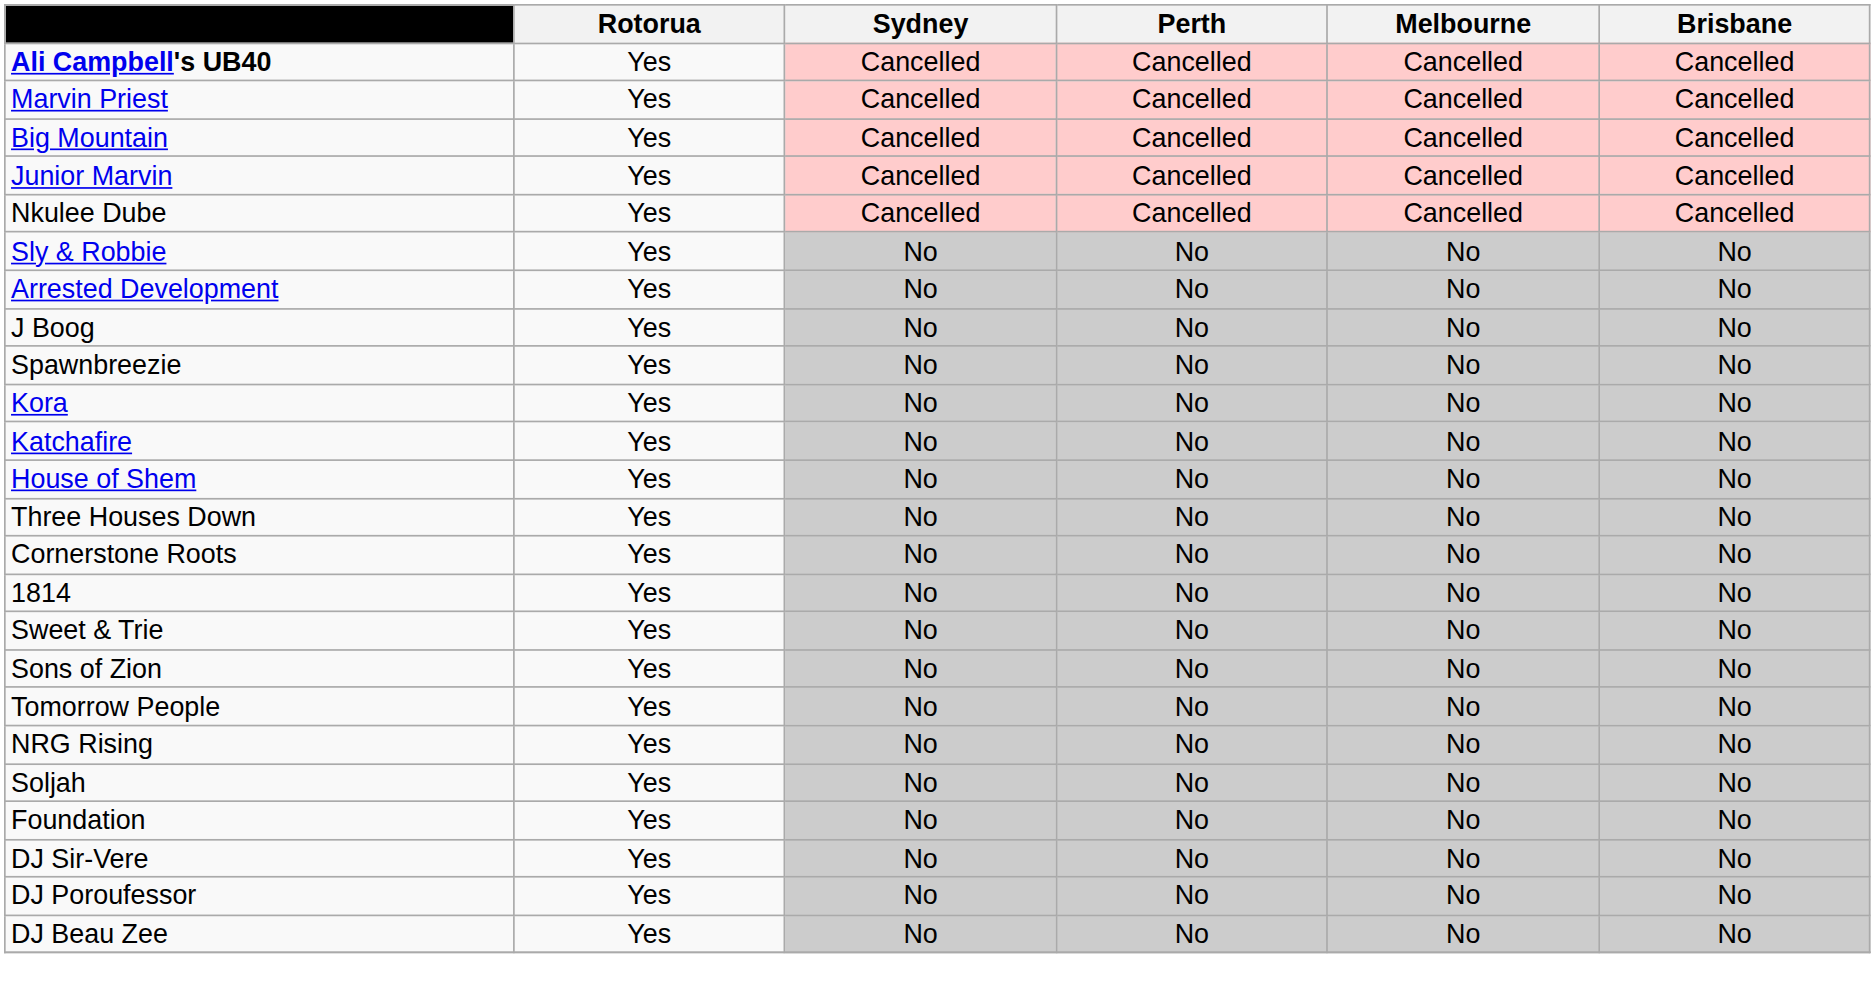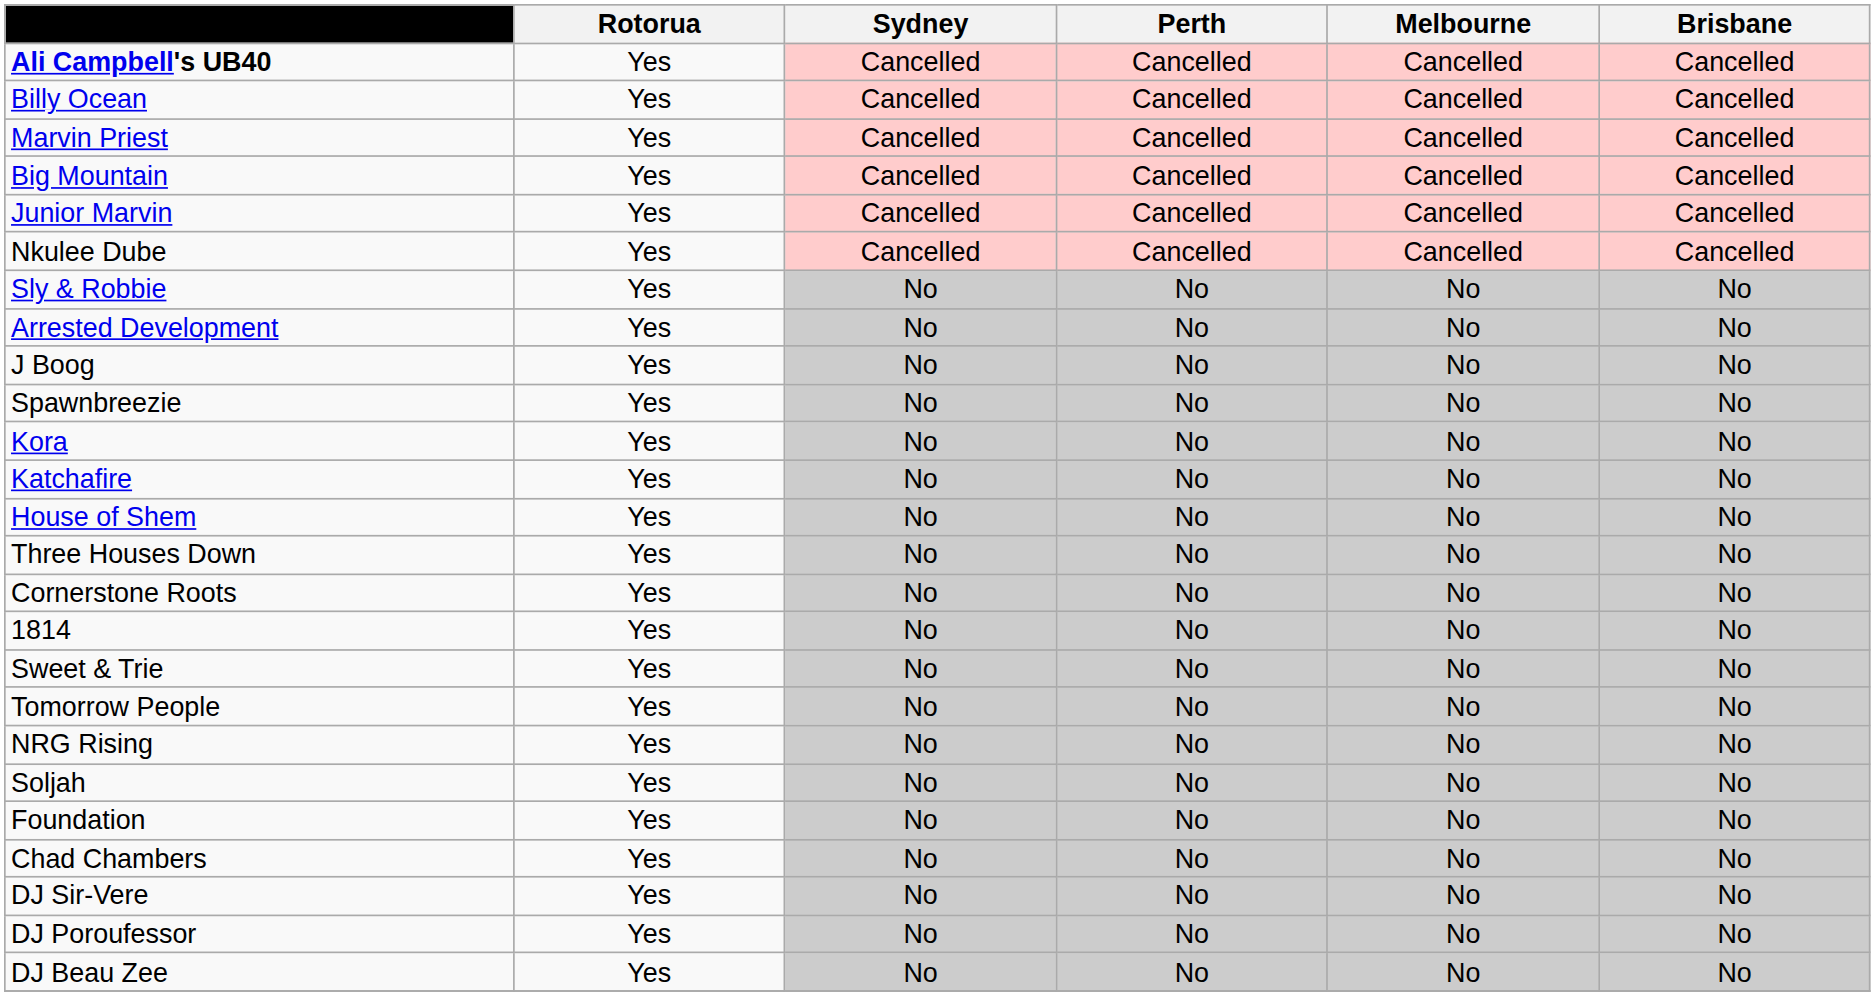+ row: (79, 99)
- row: (86, 668)
+ row: (109, 858)
